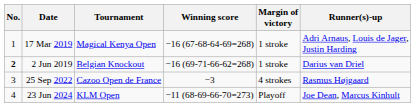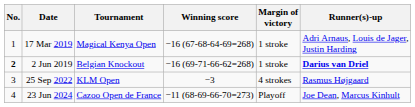(333, 64) normal -> (335, 64) bold
(119, 80) Cazoo Open de France -> (98, 80) KLM Open
(98, 95) KLM Open -> (119, 95) Cazoo Open de France
